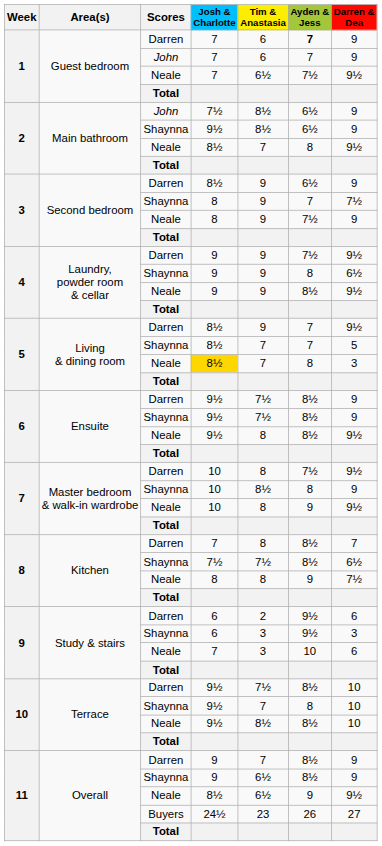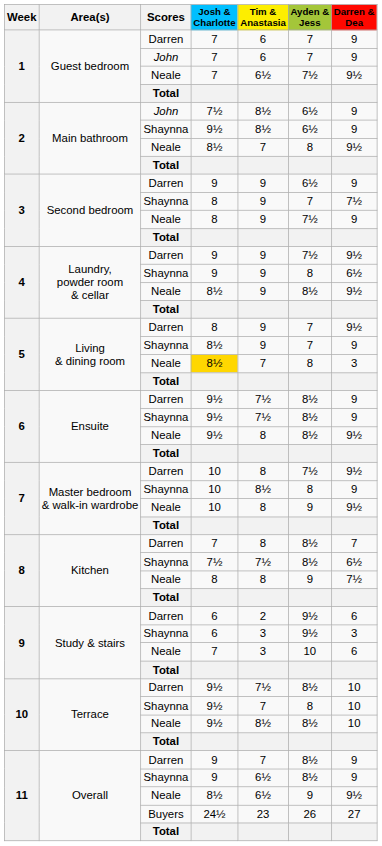(310, 39) bold -> (310, 39) normal
(214, 183) 8½ -> (214, 183) 9
(214, 291) 9 -> (214, 291) 8½
(214, 327) 8½ -> (214, 327) 8
(263, 345) 7 -> (263, 345) 9
(354, 345) 5 -> (354, 345) 9
